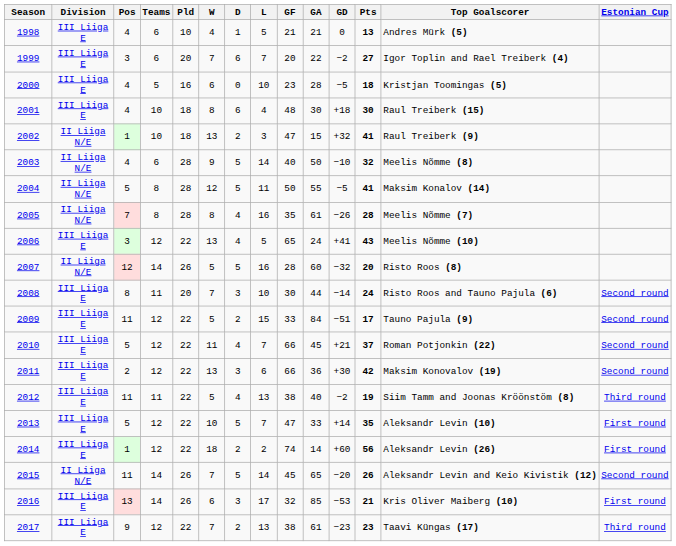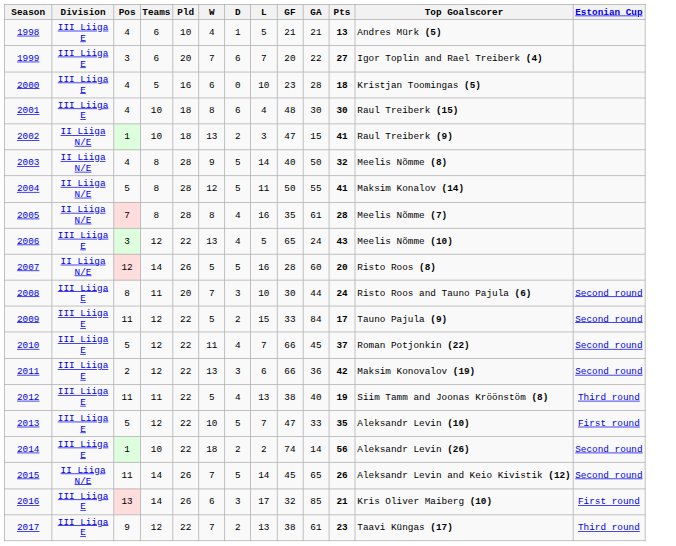- column: (342, 12)
(156, 163) 6 -> (156, 163) 8
(156, 450) 12 -> (156, 450) 10
(635, 450) First round -> (609, 450) Second round
